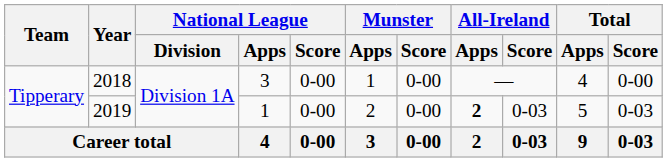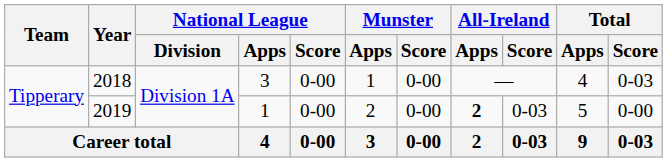(635, 80) 0-00 -> (635, 80) 0-03
(635, 111) 0-03 -> (635, 111) 0-00
